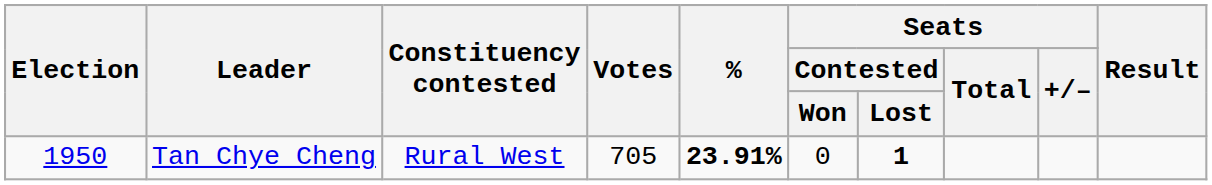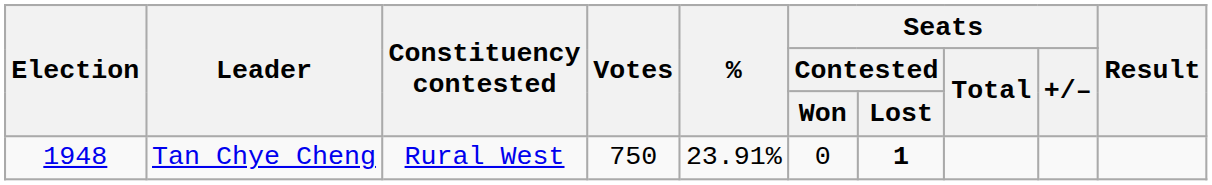(75, 157) 1950 -> (75, 157) 1948
(633, 157) 705 -> (633, 157) 750
(734, 157) bold -> (734, 157) normal
